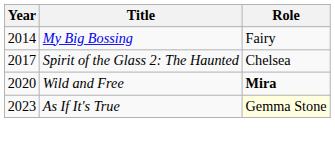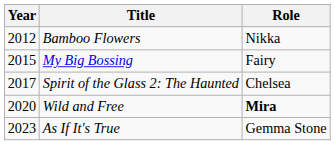+ row: (92, 38)
(22, 38) 2014 -> (22, 60) 2015
(286, 106) lightyellow background -> (286, 128) no background
